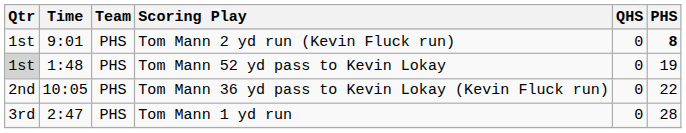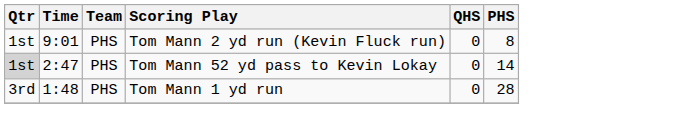(673, 41) bold -> (510, 41) normal
(65, 66) 1:48 -> (61, 66) 2:47
(669, 66) 19 -> (506, 66) 14
- row: (374, 91)
(65, 115) 2:47 -> (61, 91) 1:48
